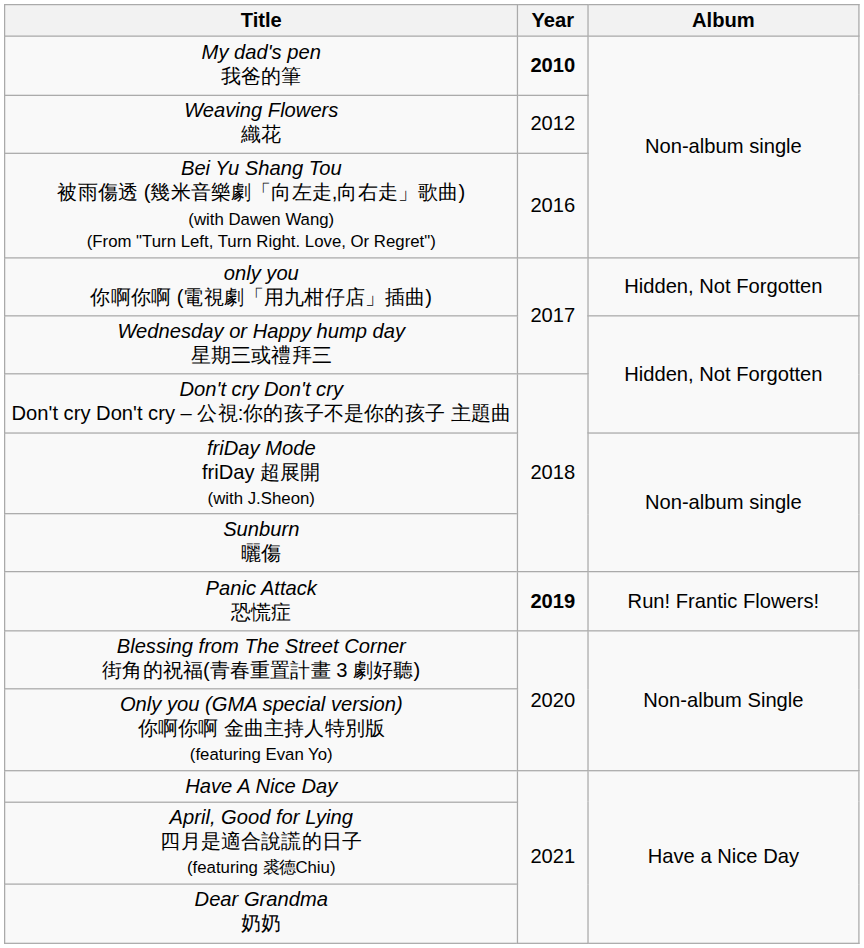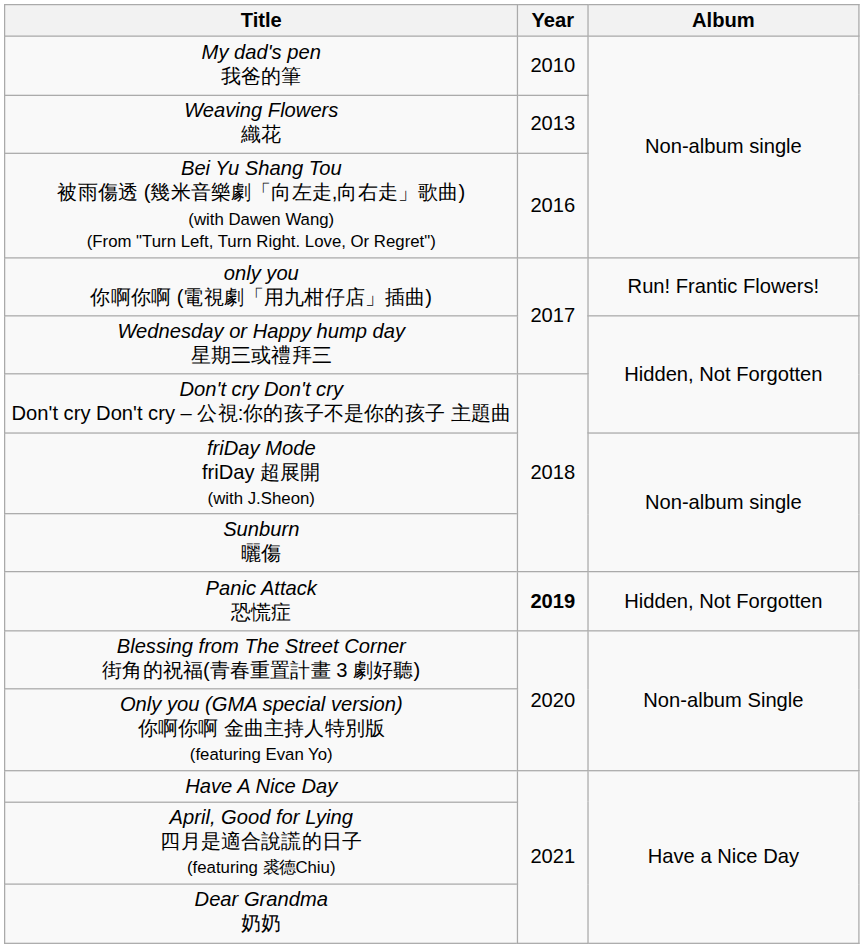(553, 65) bold -> (553, 65) normal
(553, 124) 2012 -> (553, 124) 2013
(723, 286) Hidden, Not Forgotten -> (723, 286) Run! Frantic Flowers!
(723, 601) Run! Frantic Flowers! -> (723, 601) Hidden, Not Forgotten
